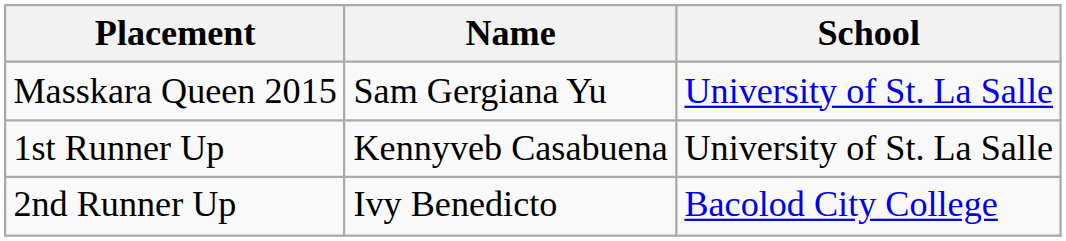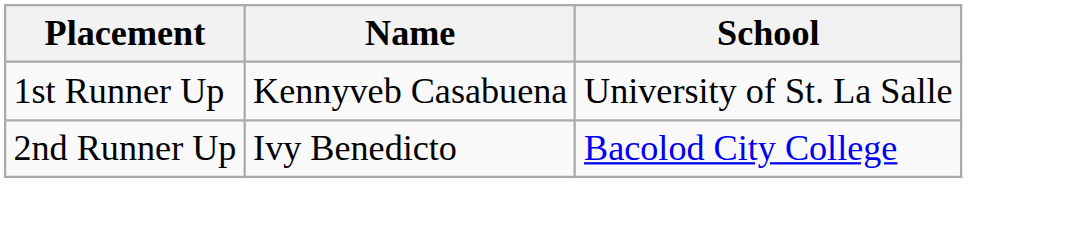- row: (175, 90)
